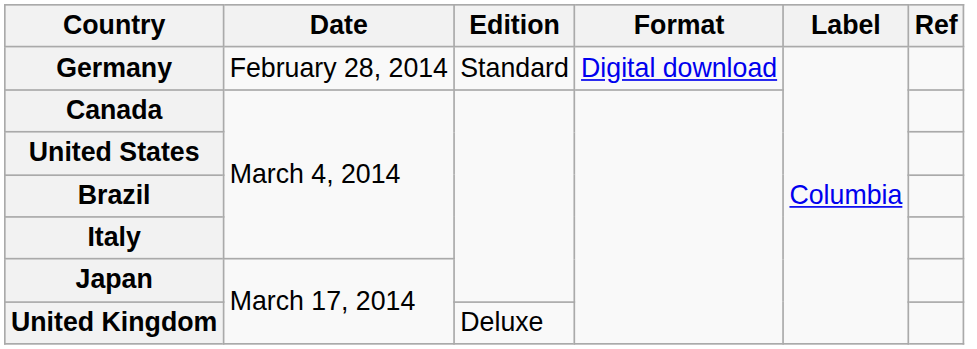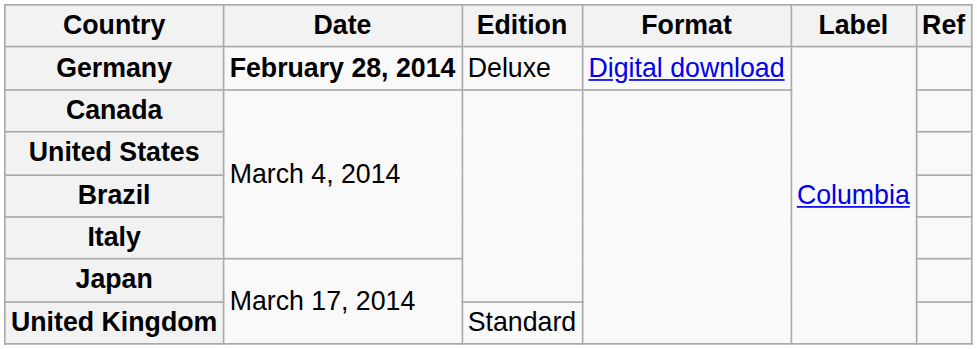(339, 68) normal -> (343, 68) bold
(515, 68) Standard -> (509, 68) Deluxe
(502, 322) Deluxe -> (522, 322) Standard
